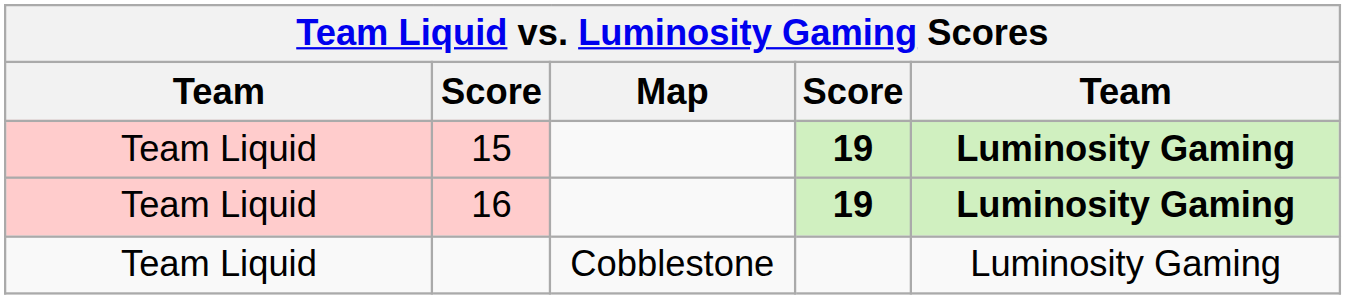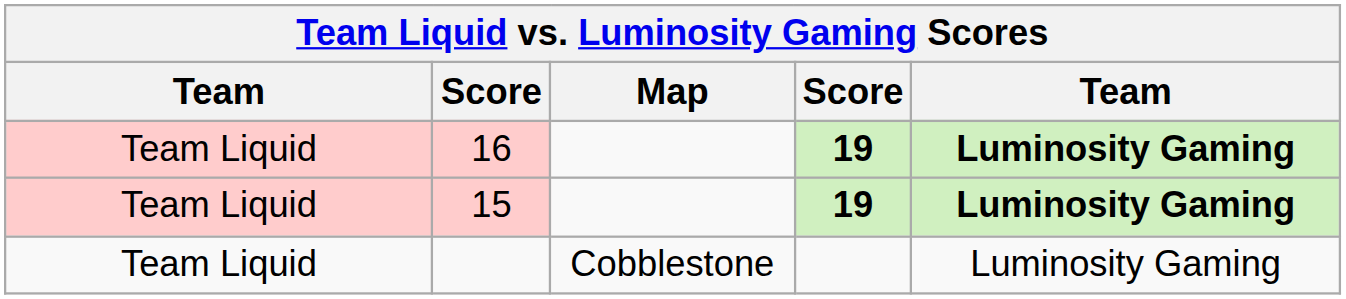rows swapped: (492, 148) <-> (492, 206)
